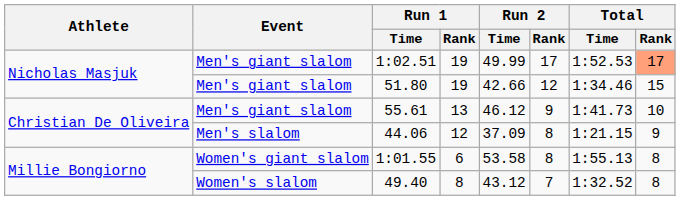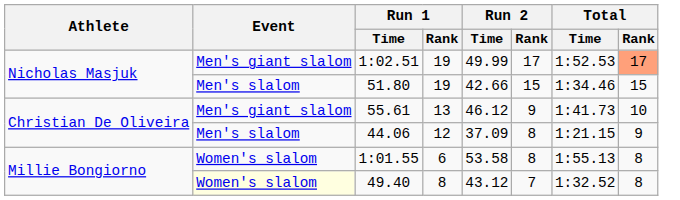(274, 86) Men's giant slalom -> (248, 86) Men's slalom
(549, 86) 12 -> (532, 86) 15
(282, 159) Women's giant slalom -> (257, 159) Women's slalom
(257, 183) no background -> (257, 183) lightyellow background
